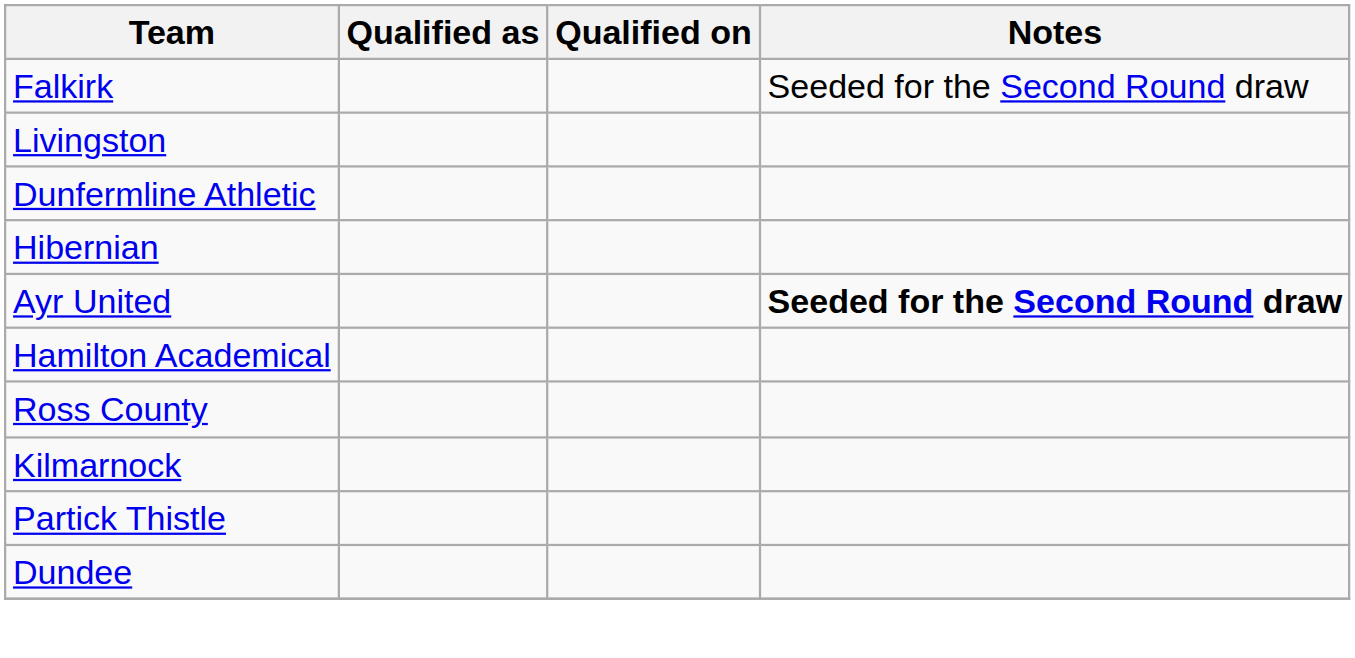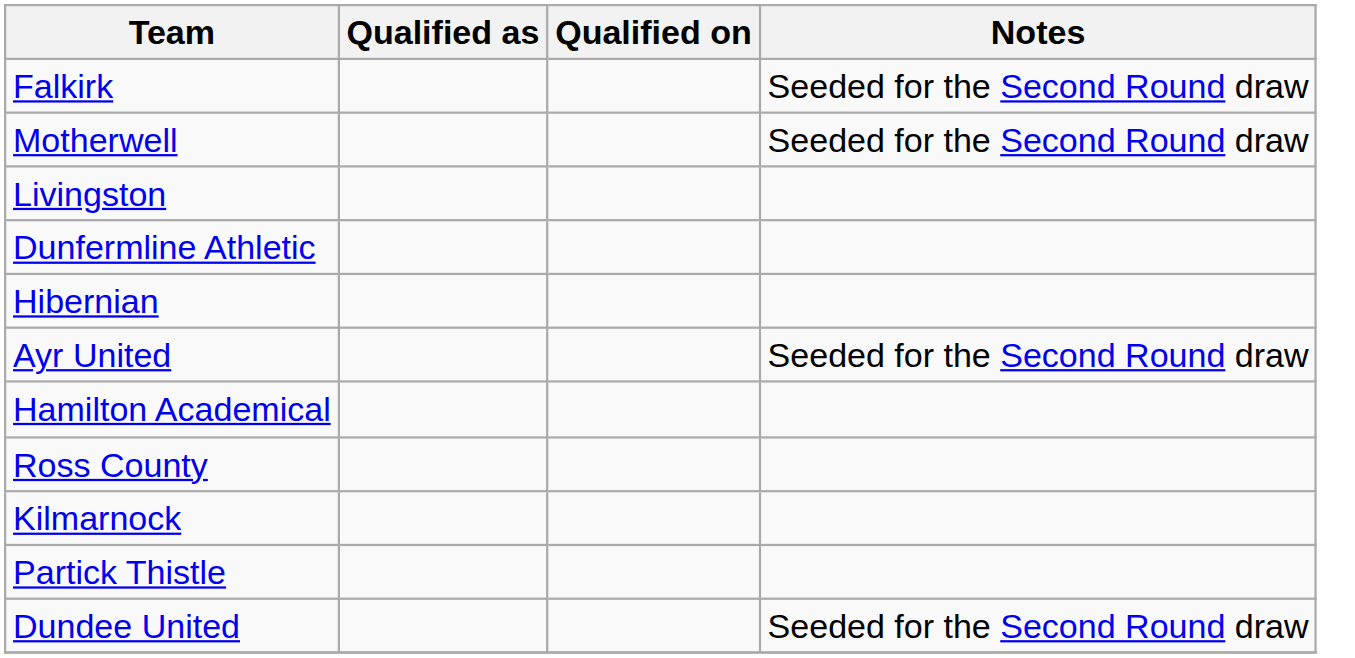+ row: (95, 140)
(1055, 302) bold -> (1038, 356) normal
+ row: (127, 625)
- row: (73, 571)
